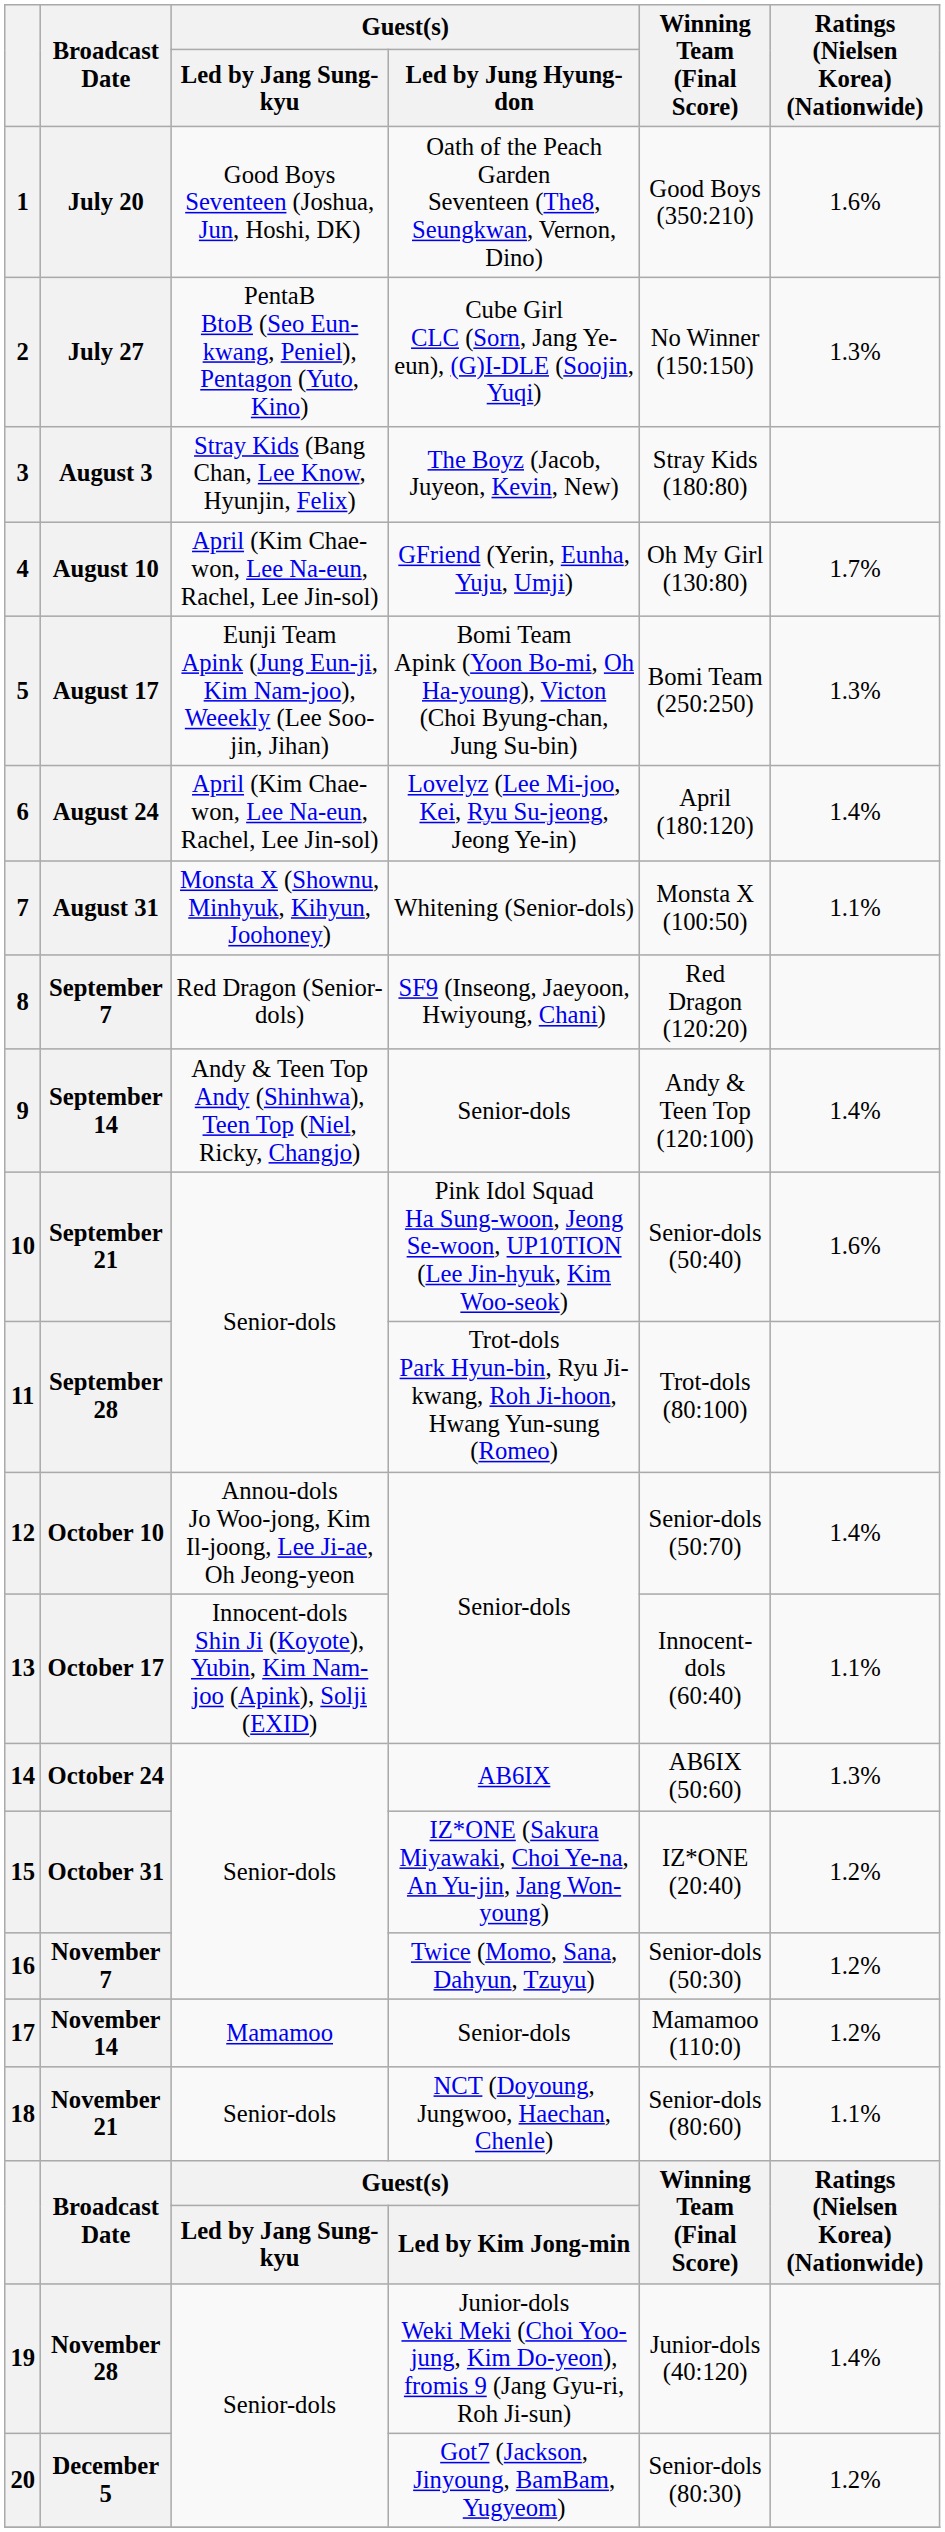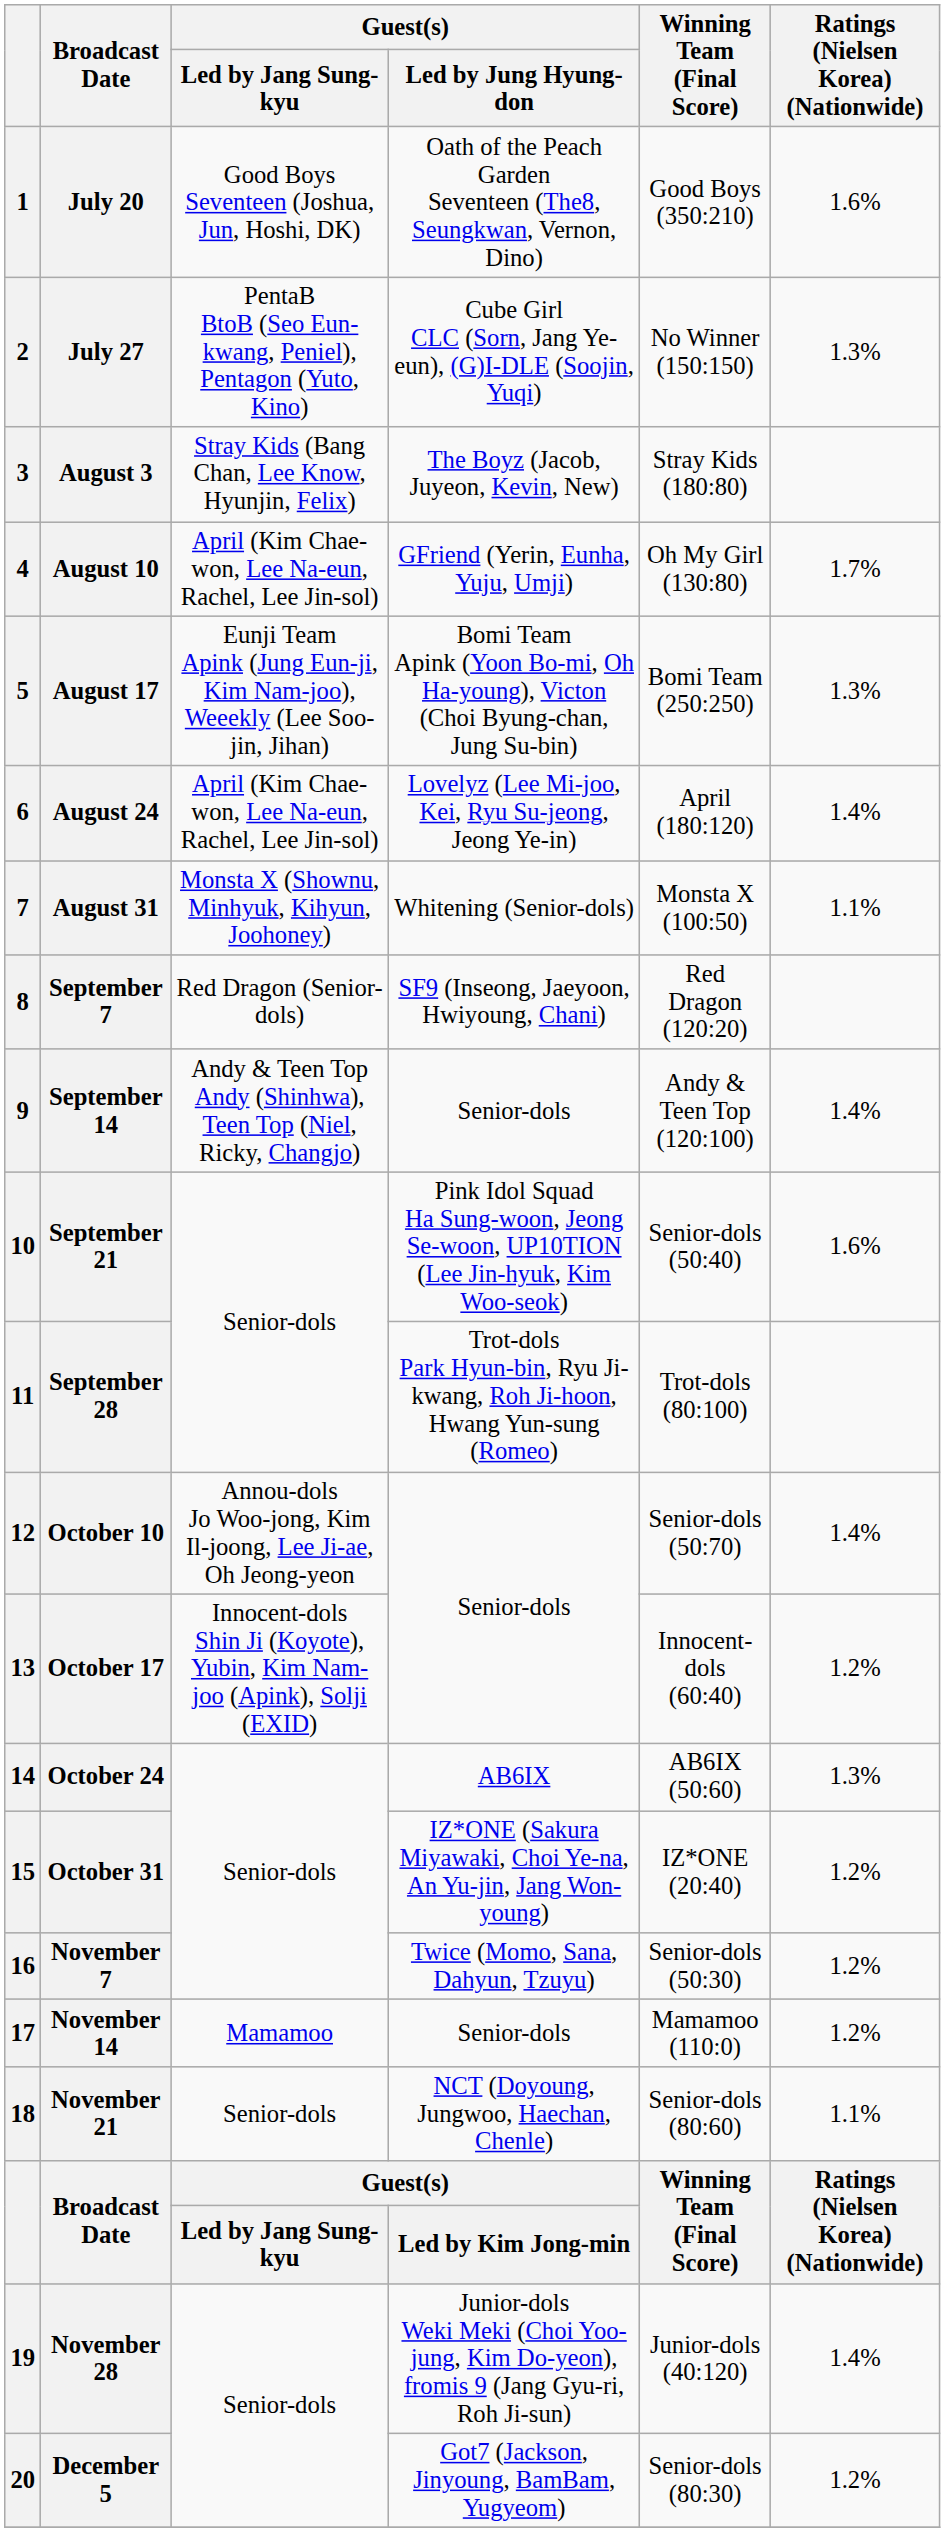(855, 1668) 1.1% -> (855, 1668) 1.2%
